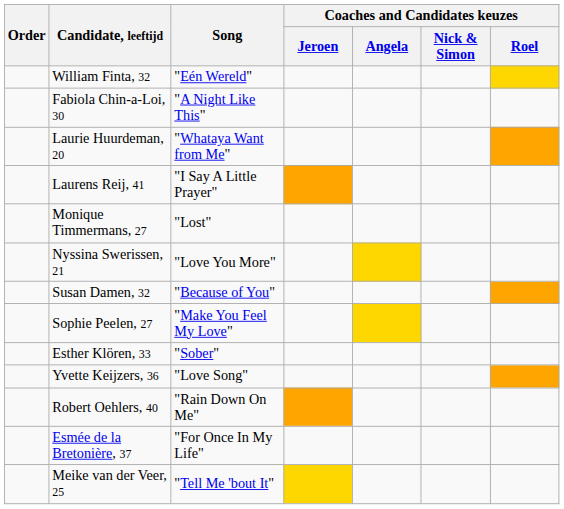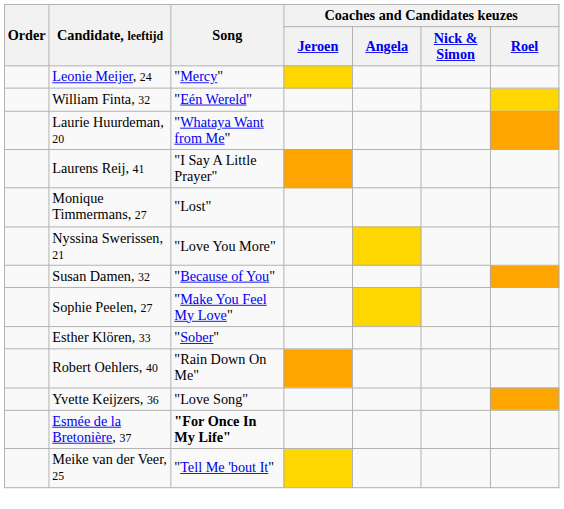+ row: (102, 76)
- row: (109, 107)
rows swapped: (106, 376) <-> (105, 406)
(223, 445) normal -> (215, 429) bold
